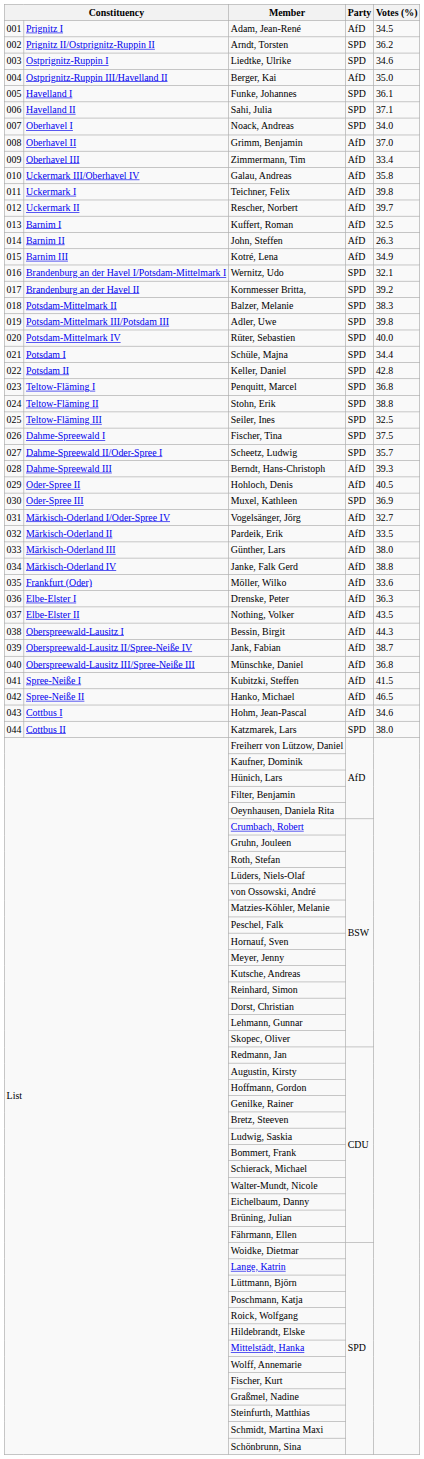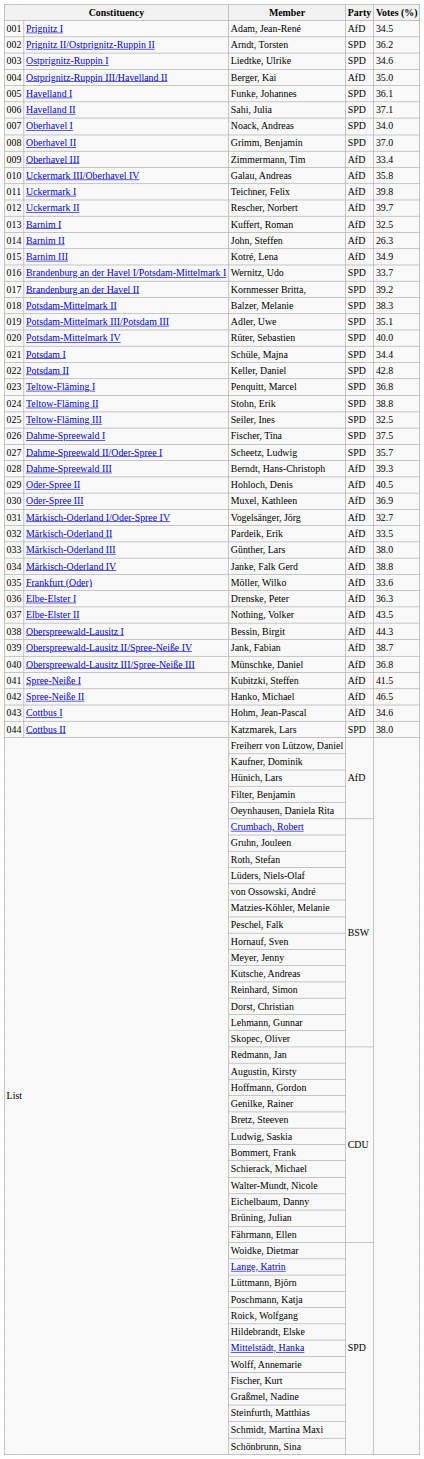(357, 143) AfD -> (357, 143) SPD
(385, 273) 32.1 -> (385, 273) 33.7
(385, 322) 39.8 -> (385, 322) 35.1
(357, 501) SPD -> (357, 501) AfD
